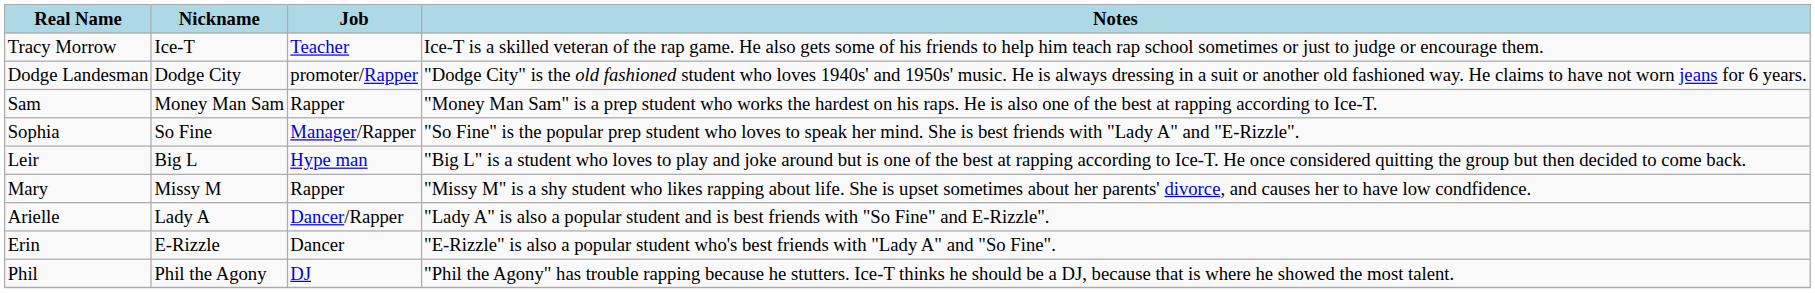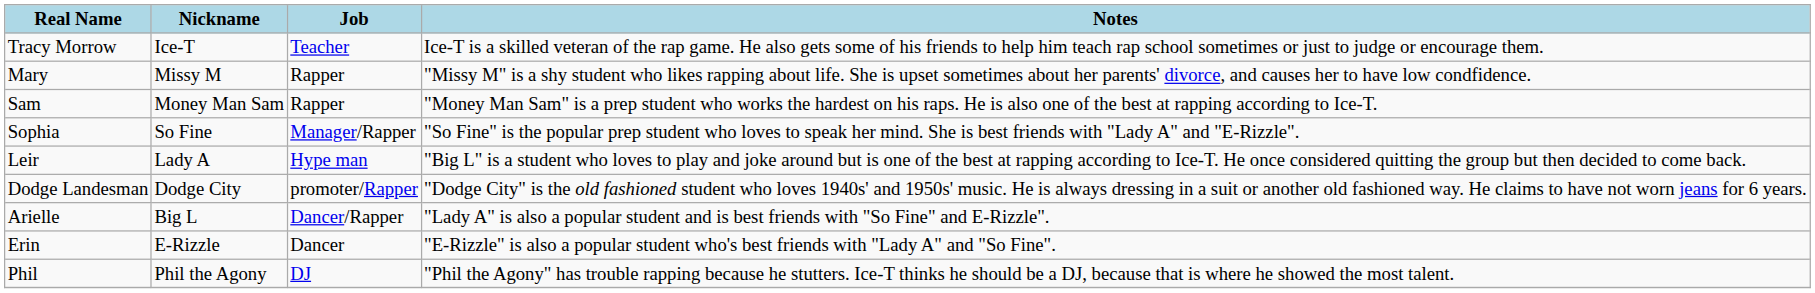rows swapped: (78, 75) <-> (28, 188)
(176, 160) Big L -> (182, 160) Lady A
(182, 216) Lady A -> (176, 216) Big L
